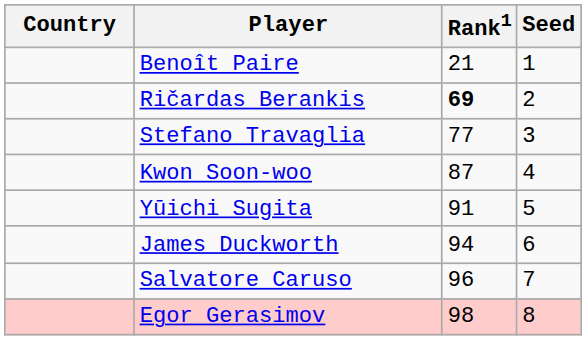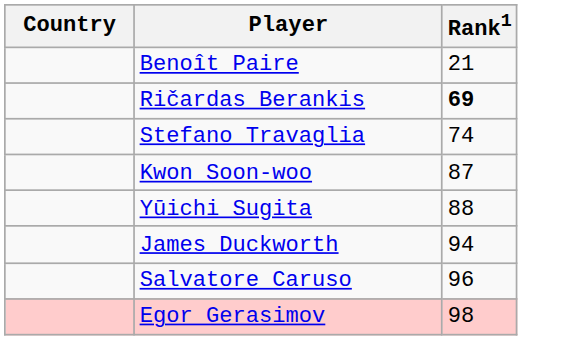- column: (549, 26)
(461, 137) 77 -> (461, 137) 74
(461, 209) 91 -> (461, 209) 88
